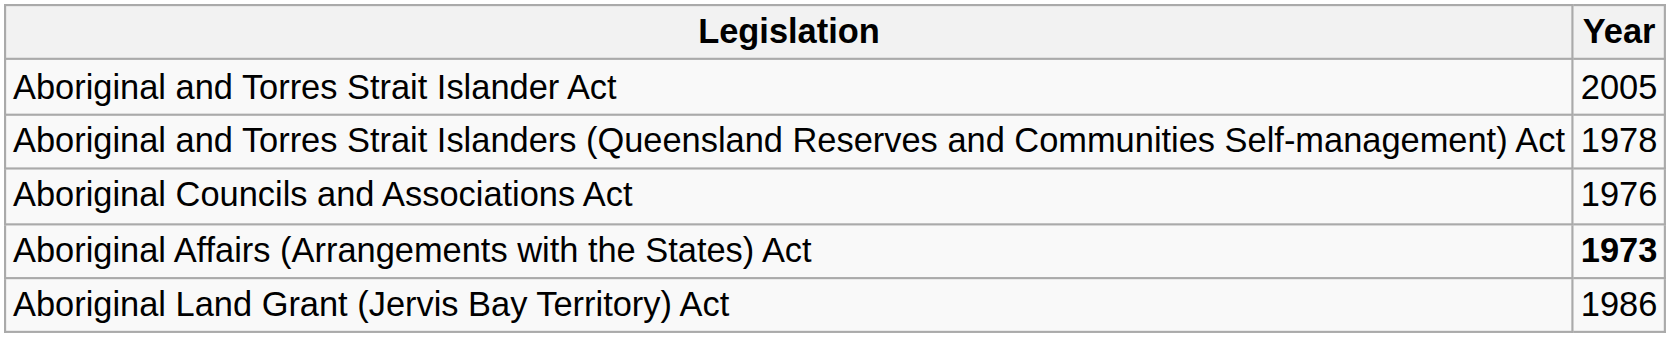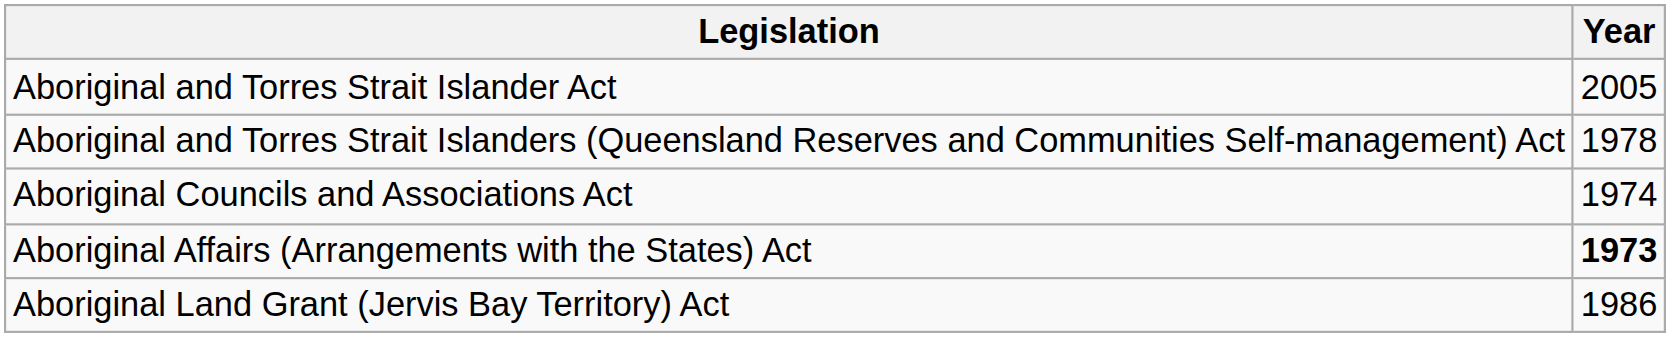(1619, 195) 1976 -> (1619, 195) 1974
